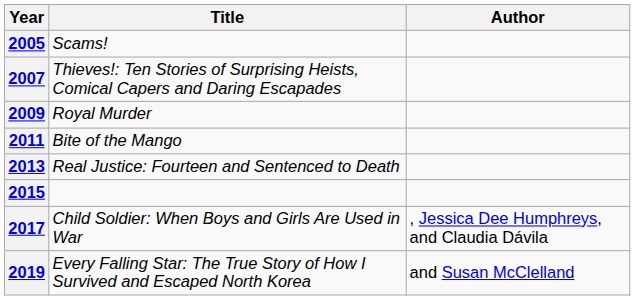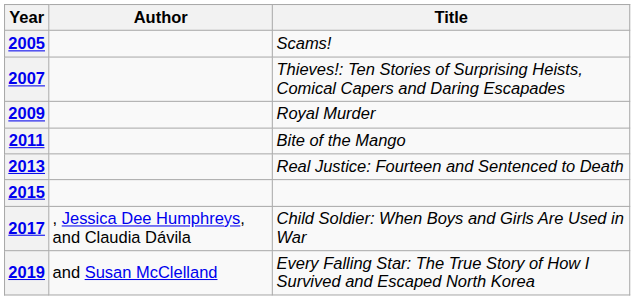columns swapped: (518, 17) <-> (227, 17)
